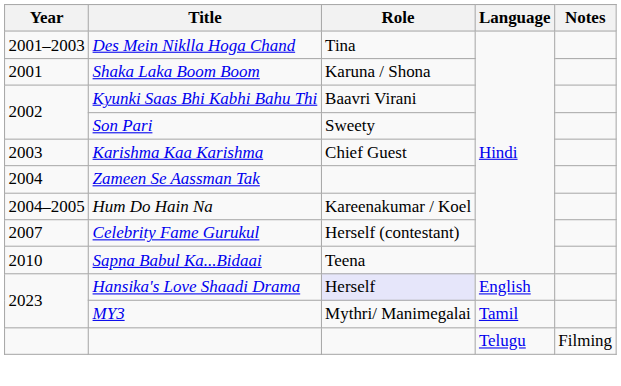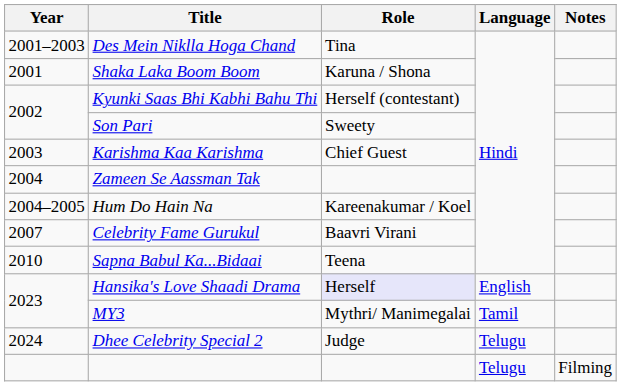(371, 98) Baavri Virani -> (392, 98) Herself (contestant)
(392, 233) Herself (contestant) -> (371, 233) Baavri Virani
+ row: (178, 340)
